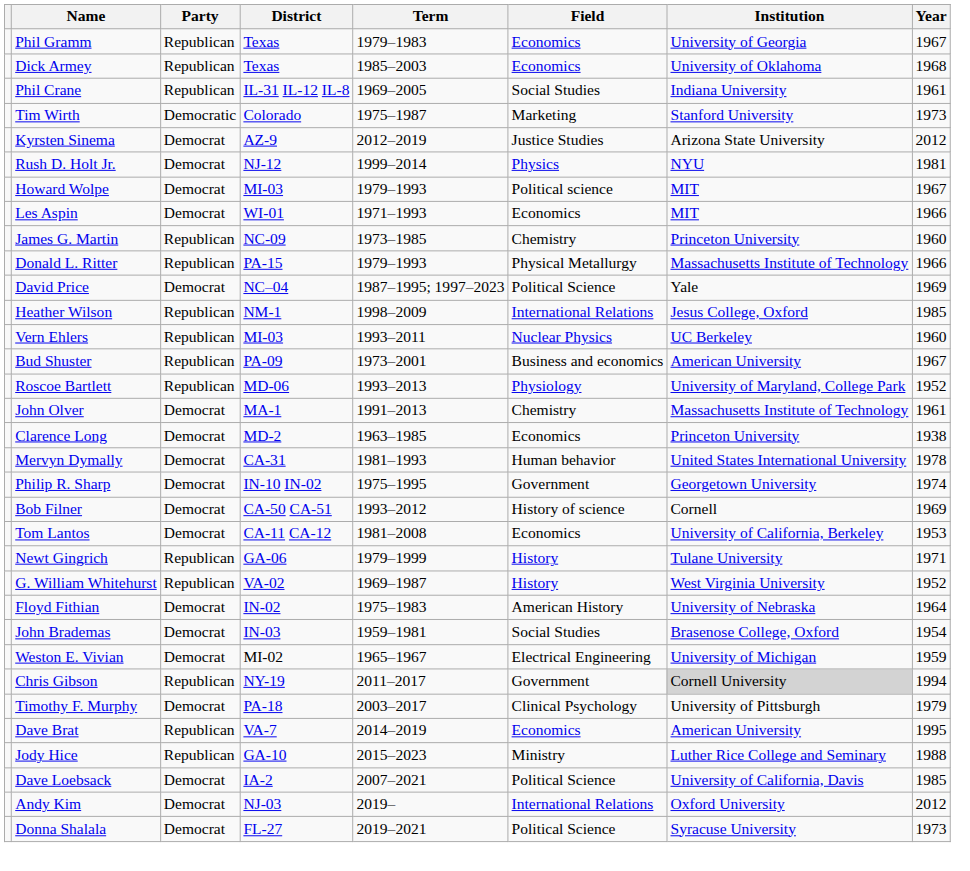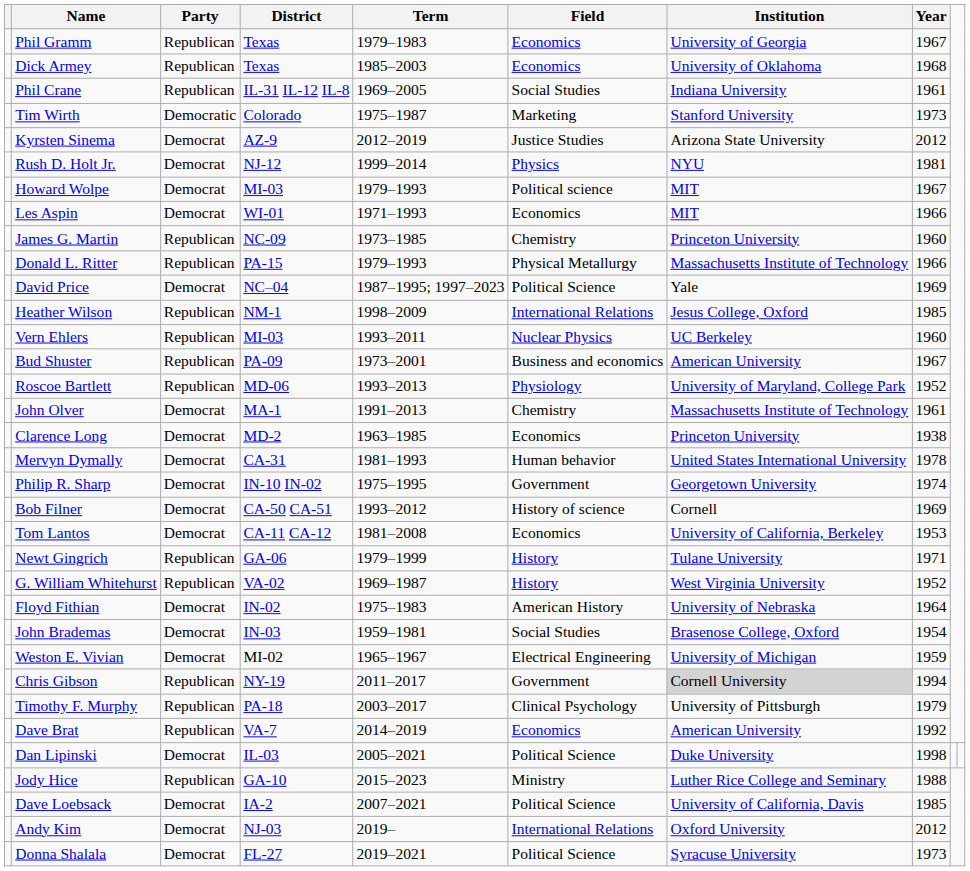(194, 705) Democrat -> (199, 705) Republican
(931, 730) 1995 -> (931, 730) 1992
+ row: (56, 755)
